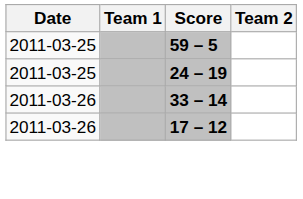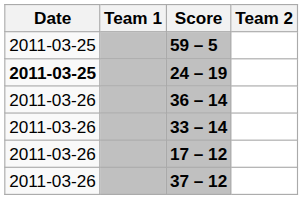(53, 73) normal -> (53, 73) bold
+ row: (199, 100)
+ row: (199, 181)
